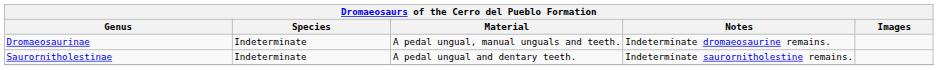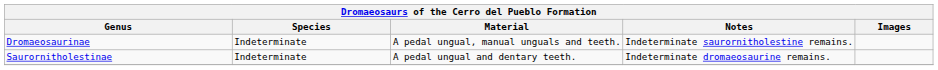(728, 42) Indeterminate dromaeosaurine remains. -> (739, 42) Indeterminate saurornitholestine remains.
(739, 57) Indeterminate saurornitholestine remains. -> (728, 57) Indeterminate dromaeosaurine remains.
